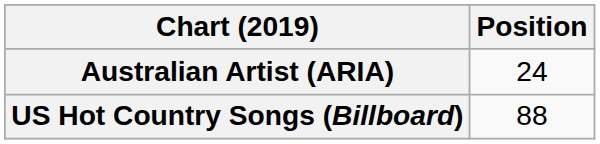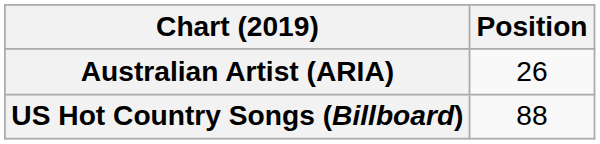(532, 71) 24 -> (532, 71) 26
